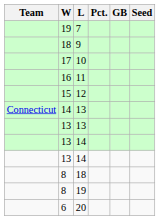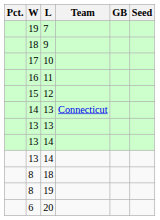columns swapped: (31, 12) <-> (99, 12)
